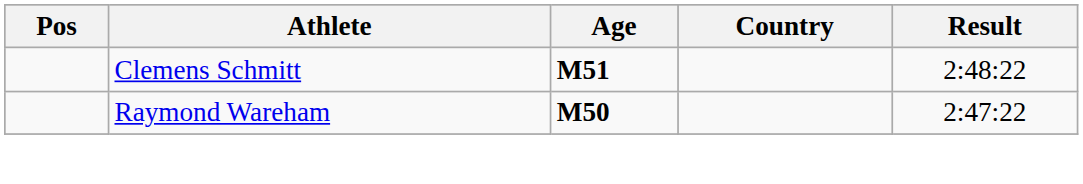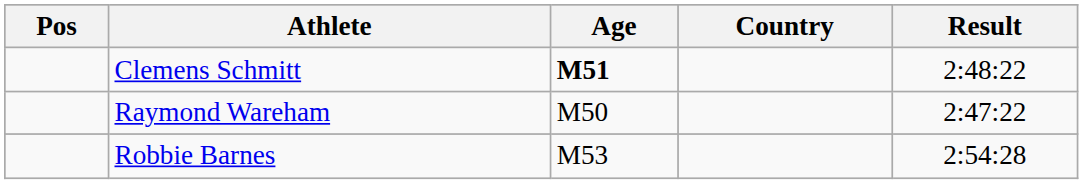(583, 112) bold -> (582, 112) normal
+ row: (195, 155)
